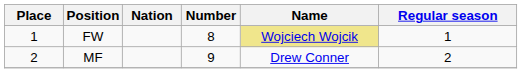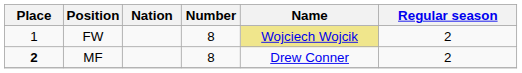(448, 36) 1 -> (448, 36) 2
(34, 58) normal -> (34, 58) bold
(211, 58) 9 -> (211, 58) 8
